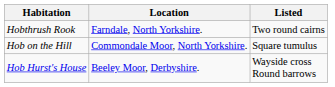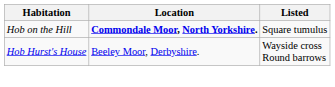- row: (41, 29)
(169, 45) normal -> (174, 29) bold
